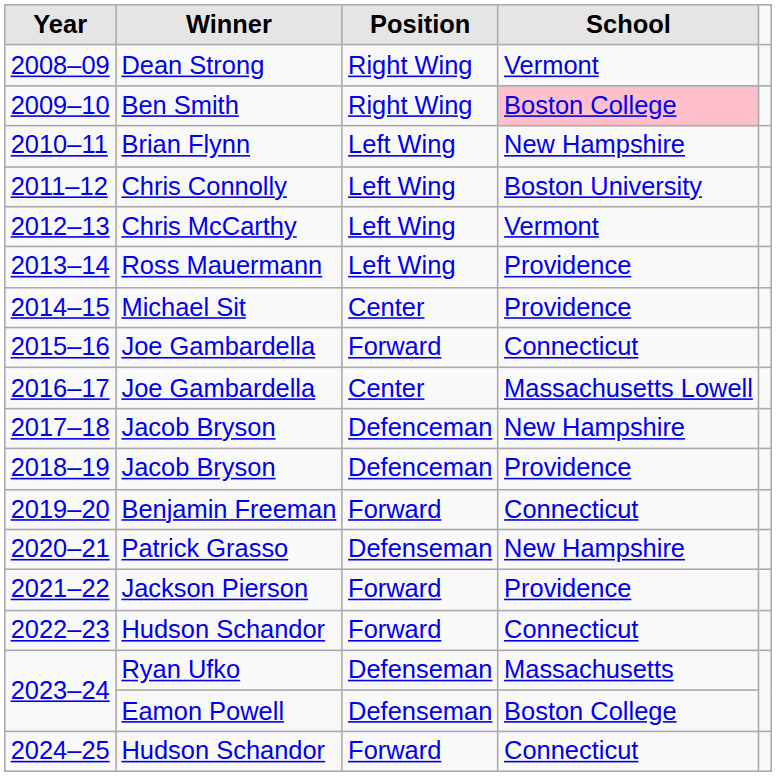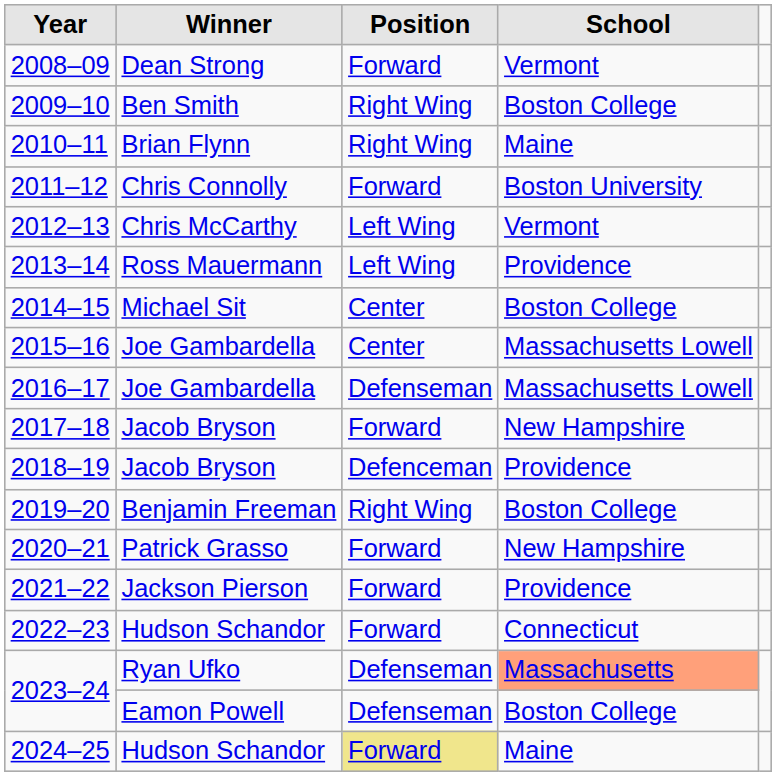(410, 65) Right Wing -> (395, 65) Forward
(590, 105) pink background -> (590, 105) no background
(402, 145) Left Wing -> (410, 145) Right Wing
(595, 145) New Hampshire -> (539, 145) Maine
(402, 186) Left Wing -> (395, 186) Forward
(568, 307) Providence -> (590, 307) Boston College
(395, 347) Forward -> (386, 347) Center
(571, 347) Connecticut -> (628, 347) Massachusetts Lowell
(386, 387) Center -> (420, 387) Defenseman
(420, 428) Defenceman -> (395, 428) Forward
(395, 508) Forward -> (410, 508) Right Wing
(571, 508) Connecticut -> (590, 508) Boston College
(420, 549) Defenseman -> (395, 549) Forward
(589, 670) no background -> (589, 670) lightsalmon background
(395, 750) no background -> (395, 750) khaki background
(571, 750) Connecticut -> (539, 750) Maine
